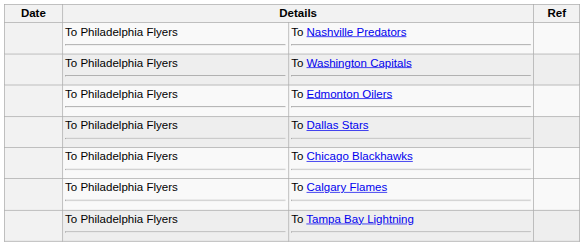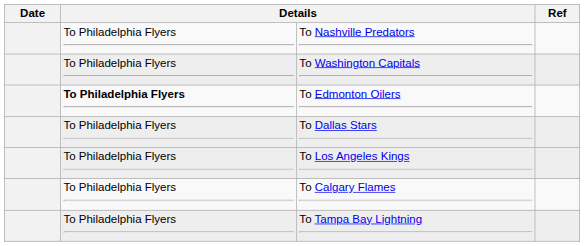(175, 98) normal -> (179, 98) bold
- row: (411, 160)
+ row: (416, 160)
